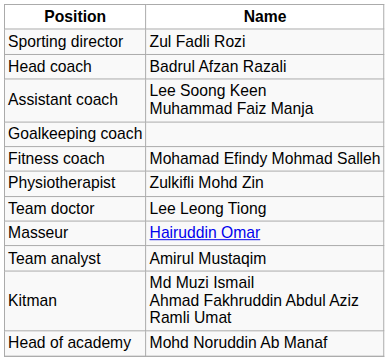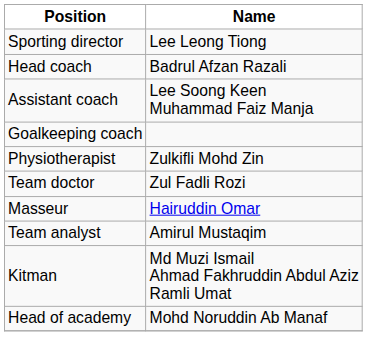(198, 41) Zul Fadli Rozi -> (208, 41) Lee Leong Tiong
- row: (56, 158)
(208, 208) Lee Leong Tiong -> (198, 183) Zul Fadli Rozi
